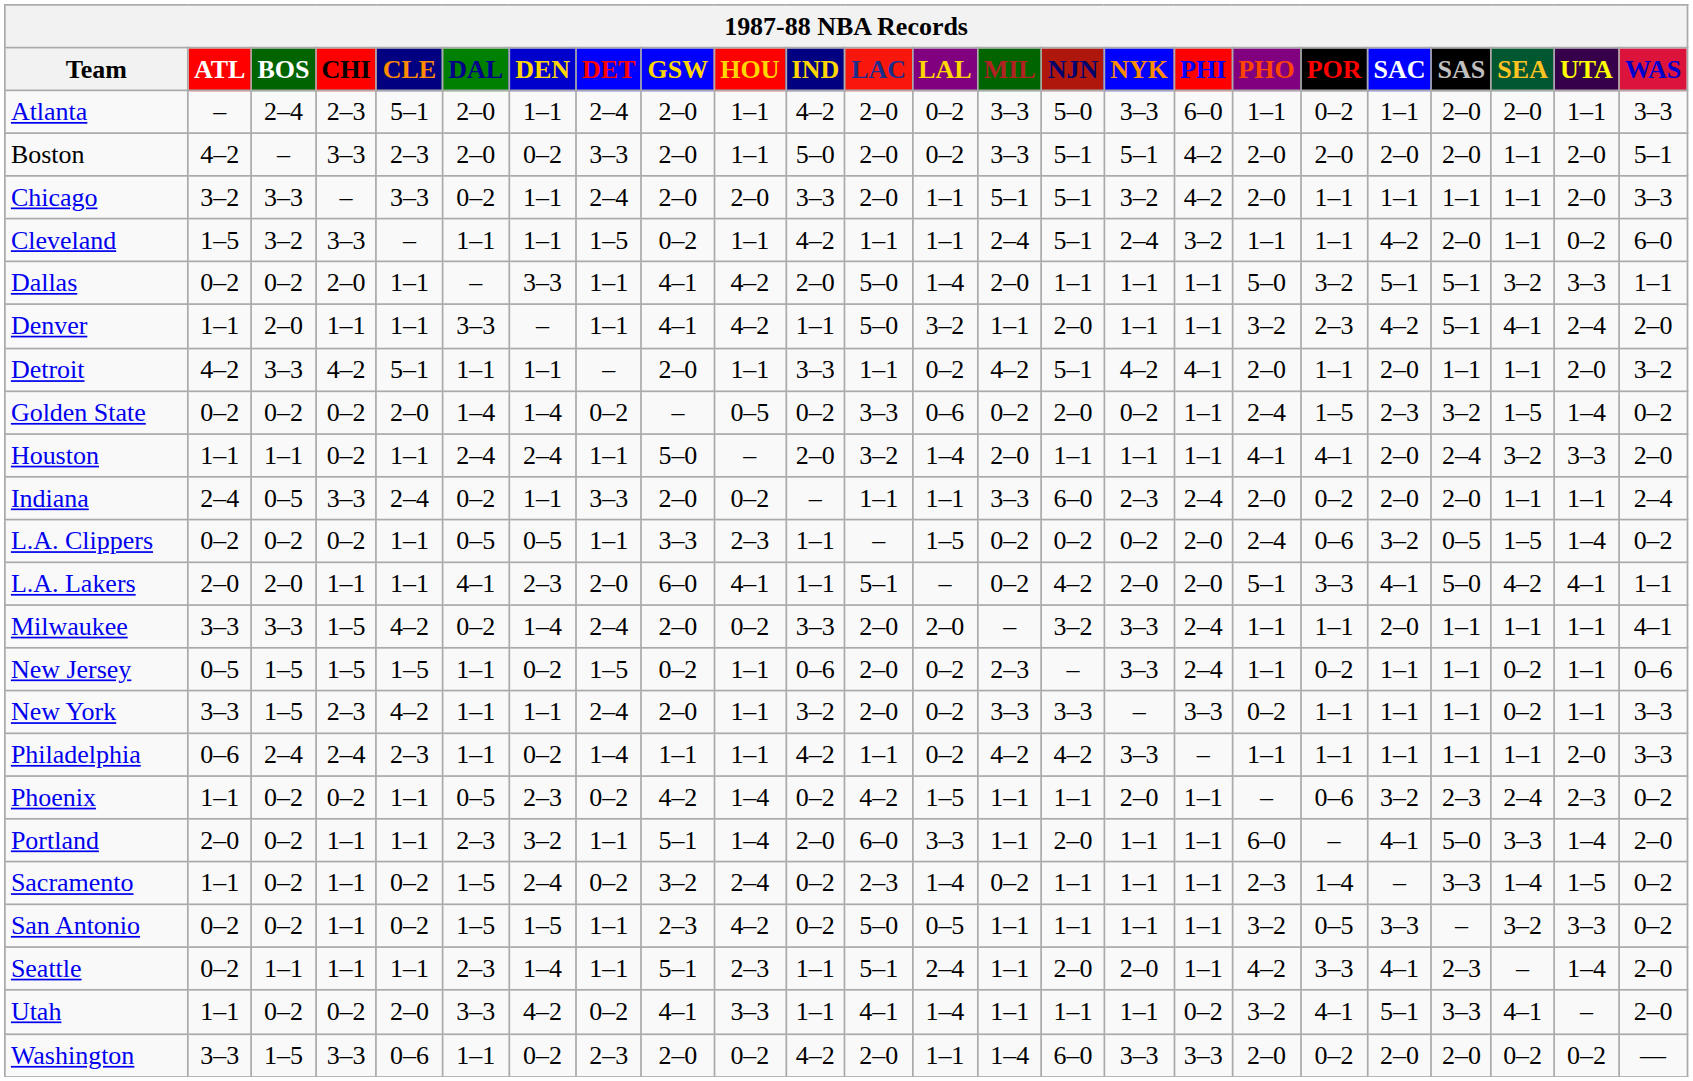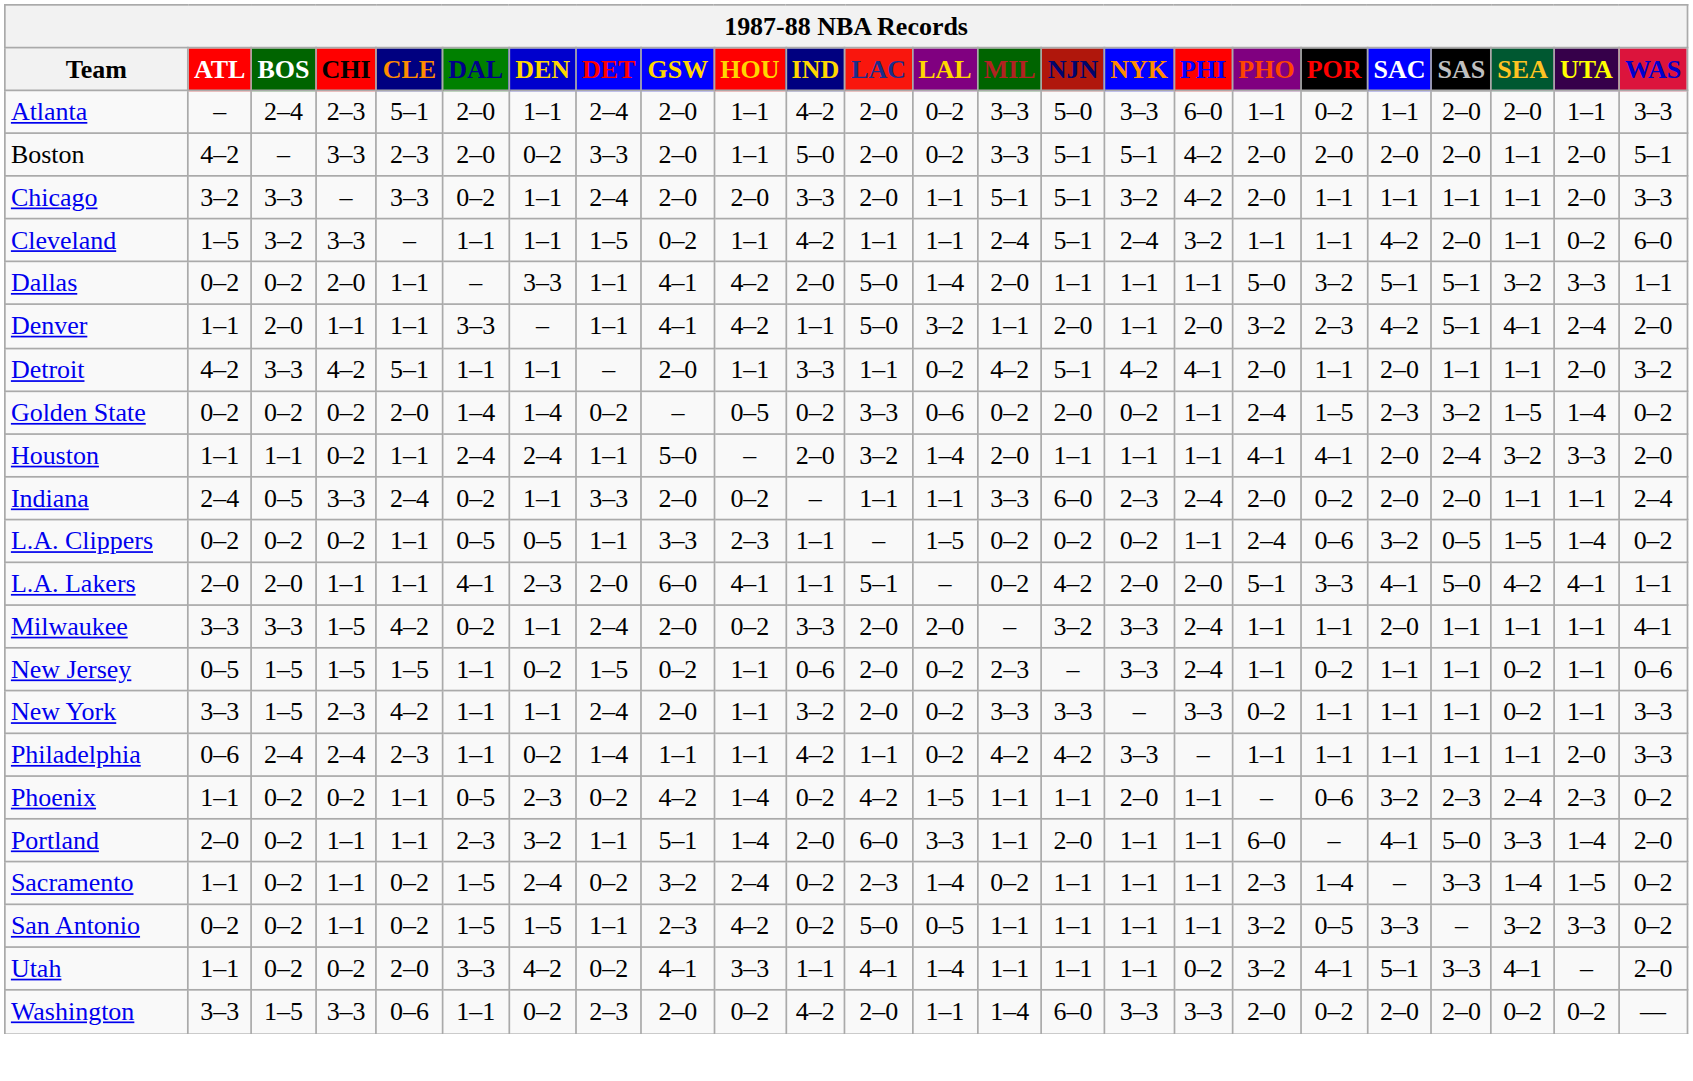(1203, 326) 1–1 -> (1203, 326) 2–0
(1203, 540) 2–0 -> (1203, 540) 1–1
(543, 626) 1–4 -> (543, 626) 1–1
- row: (46, 968)
